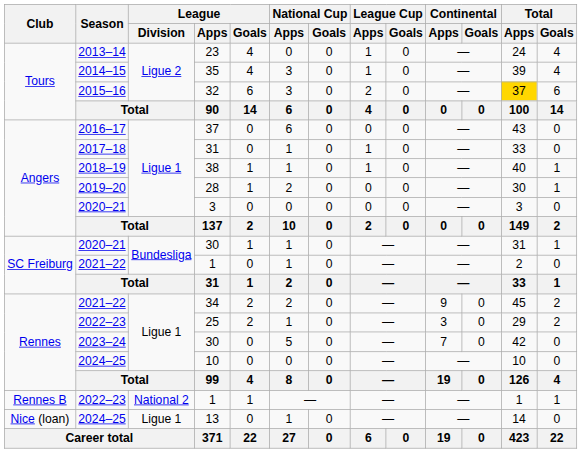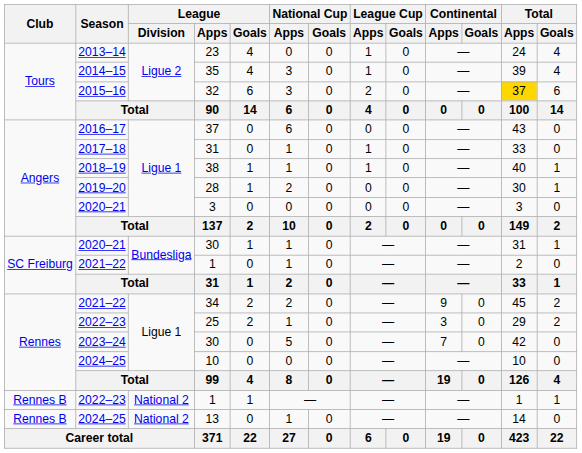(40, 419) Nice (loan) -> (40, 419) Rennes B
(161, 419) Ligue 1 -> (161, 419) National 2
